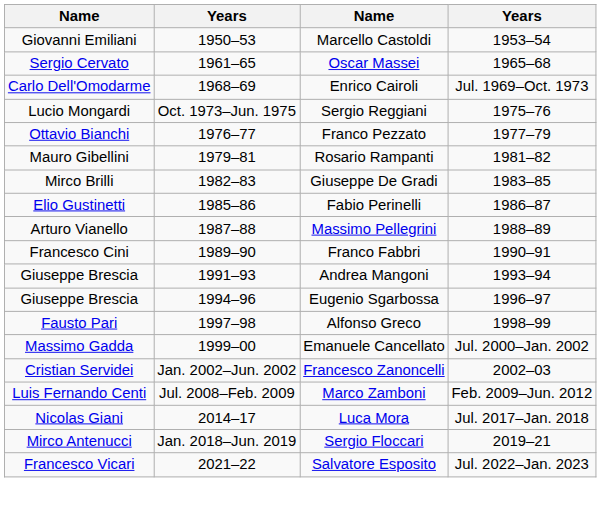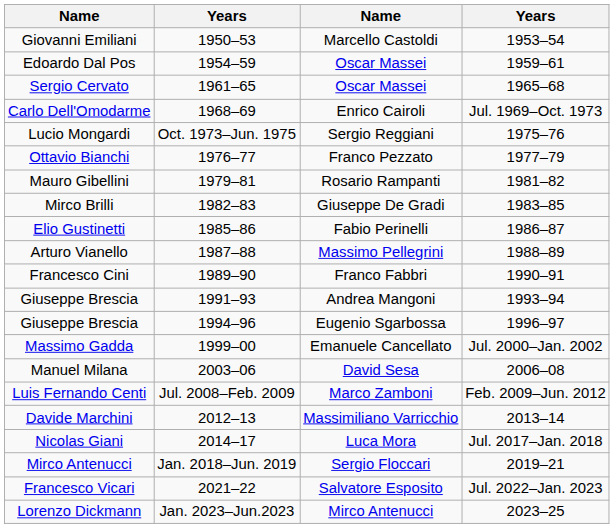+ row: (79, 63)
- row: (79, 323)
- row: (79, 370)
+ row: (79, 370)
+ row: (79, 417)
+ row: (79, 511)
